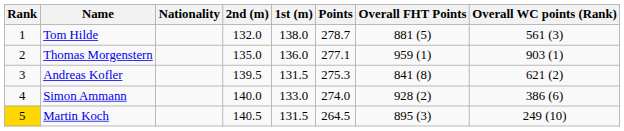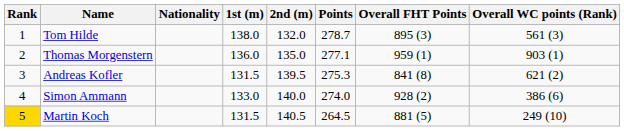columns swapped: (294, 14) <-> (247, 14)
(413, 34) 881 (5) -> (413, 34) 895 (3)
(413, 116) 895 (3) -> (413, 116) 881 (5)
